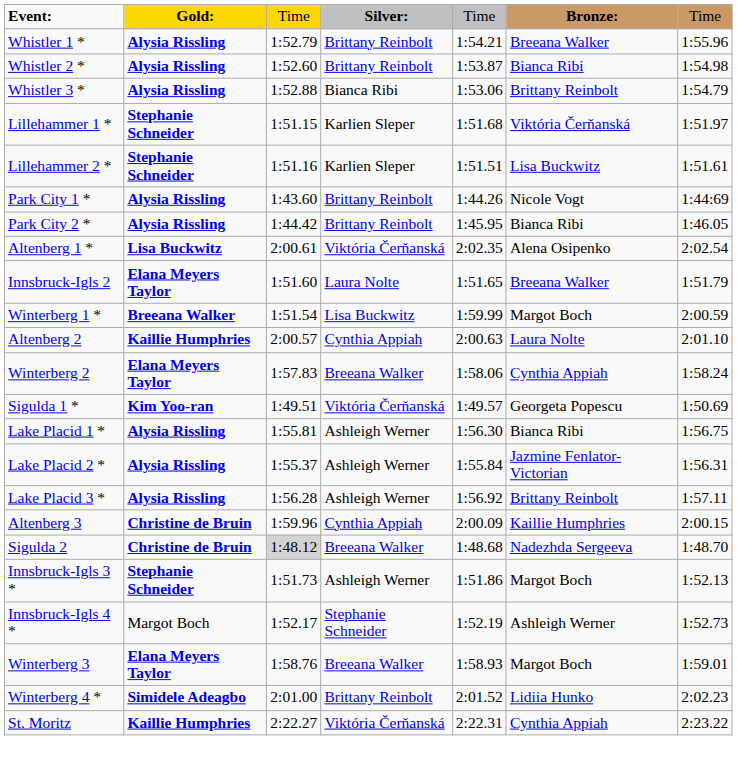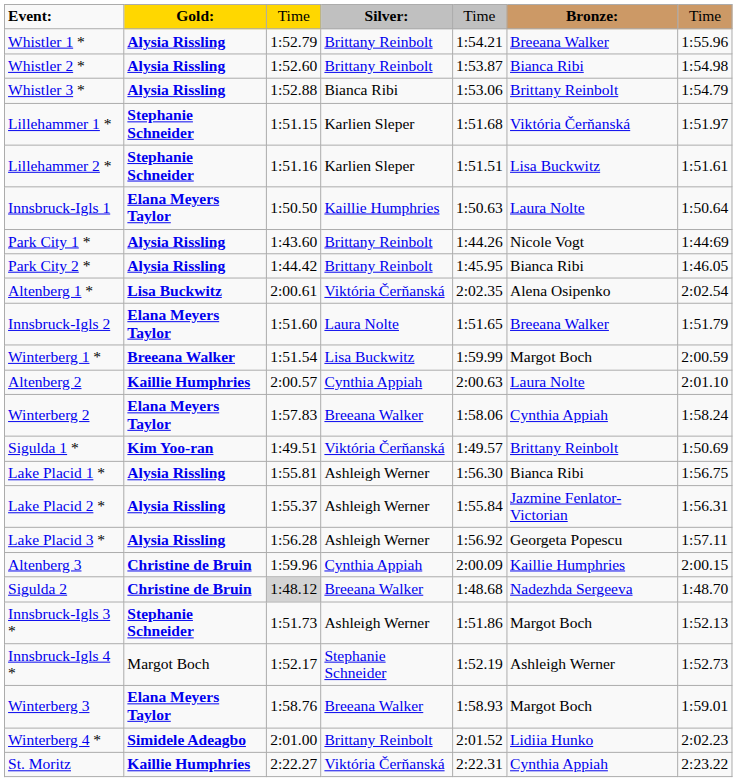+ row: (59, 208)
(566, 406) Georgeta Popescu -> (564, 448) Brittany Reinbolt
(564, 497) Brittany Reinbolt -> (566, 540) Georgeta Popescu
